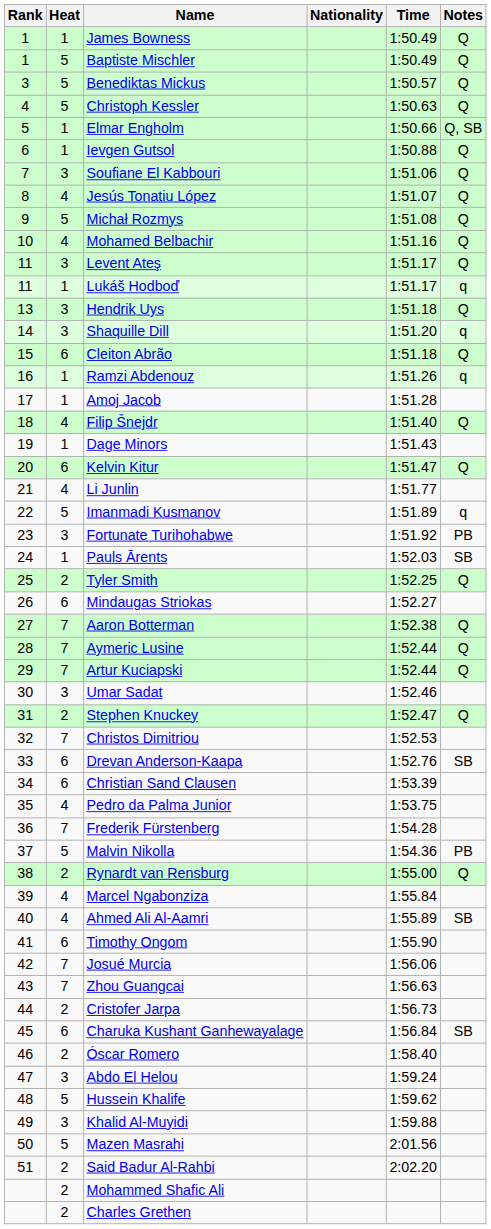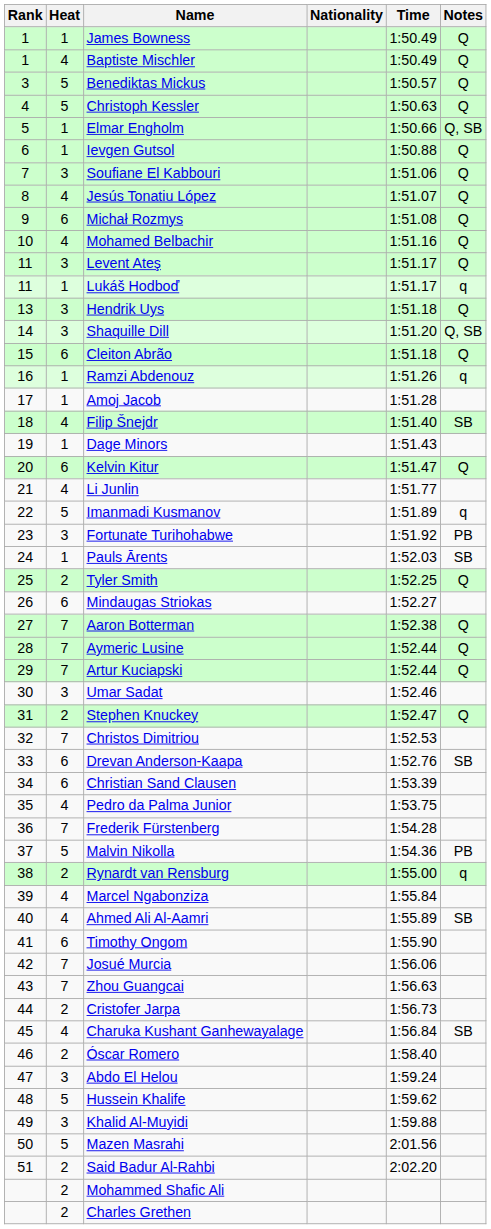(65, 60) 5 -> (65, 60) 4
(65, 219) 5 -> (65, 219) 6
(463, 331) q -> (463, 331) Q, SB
(463, 422) Q -> (463, 422) SB
(463, 873) Q -> (463, 873) q
(65, 1032) 6 -> (65, 1032) 4
